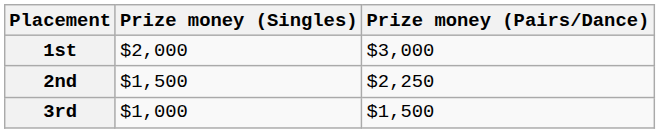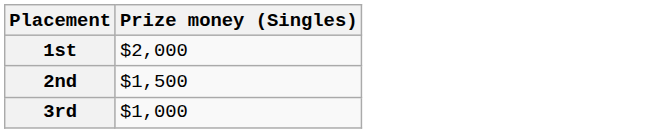- column: (508, 20)
